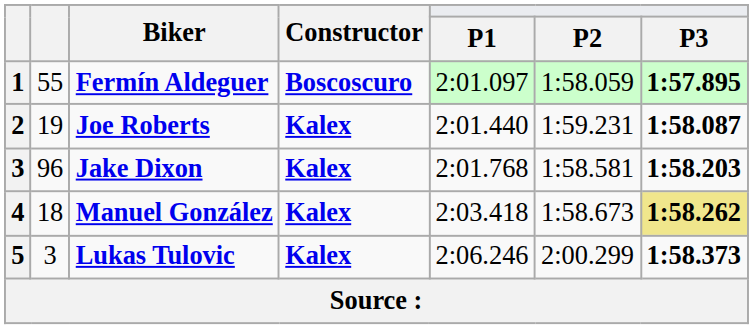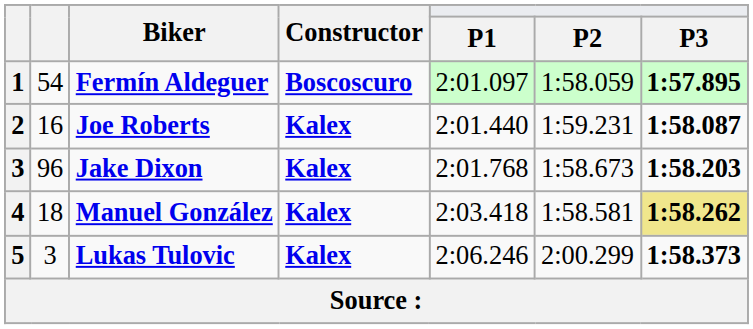(50, 81) 55 -> (50, 81) 54
(50, 125) 19 -> (50, 125) 16
(588, 168) 1:58.581 -> (588, 168) 1:58.673
(588, 212) 1:58.673 -> (588, 212) 1:58.581
